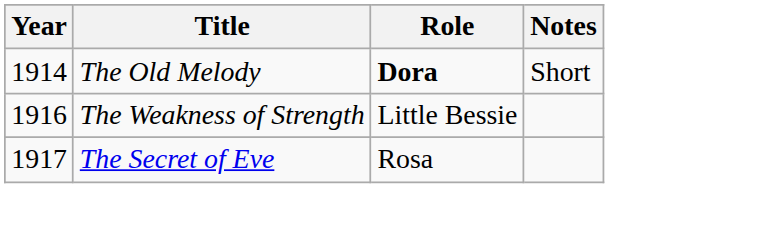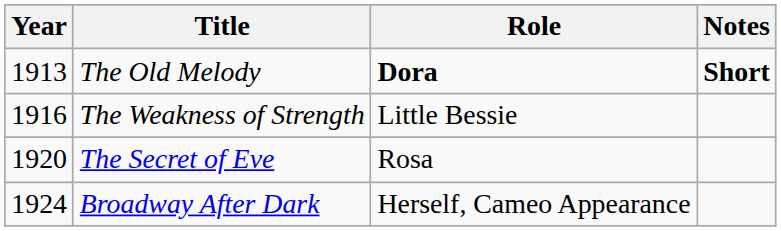(39, 70) 1914 -> (39, 70) 1913
(560, 70) normal -> (737, 70) bold
(39, 159) 1917 -> (39, 159) 1920
+ row: (200, 203)
